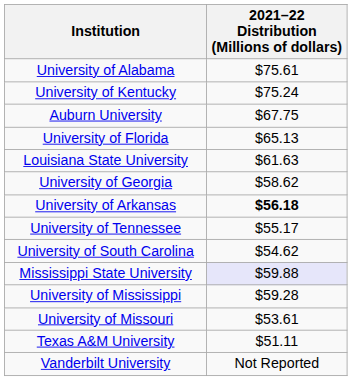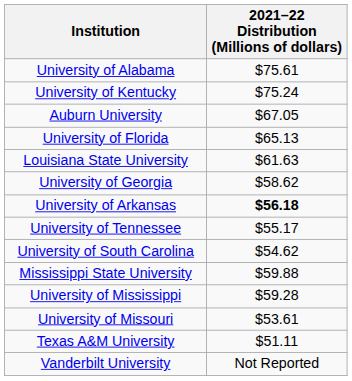(277, 115) $67.75 -> (277, 115) $67.05
(277, 273) lavender background -> (277, 273) no background
